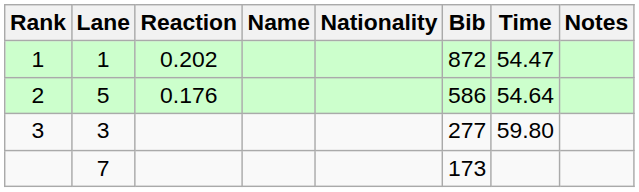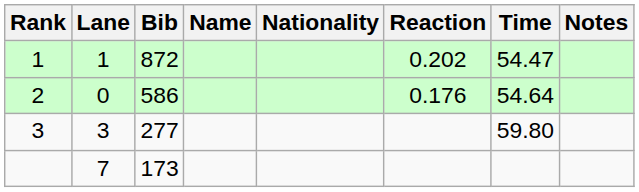columns swapped: (467, 22) <-> (189, 22)
(103, 95) 5 -> (103, 95) 0
